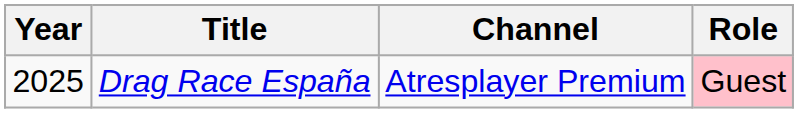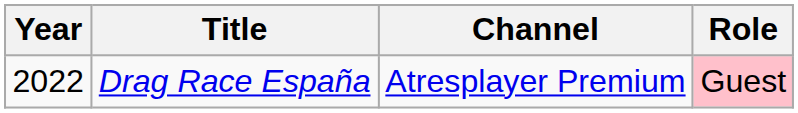(48, 81) 2025 -> (48, 81) 2022
